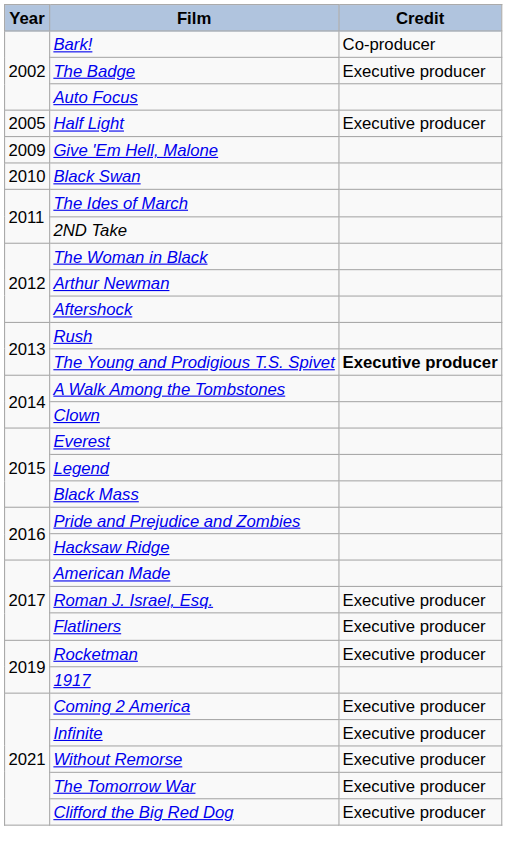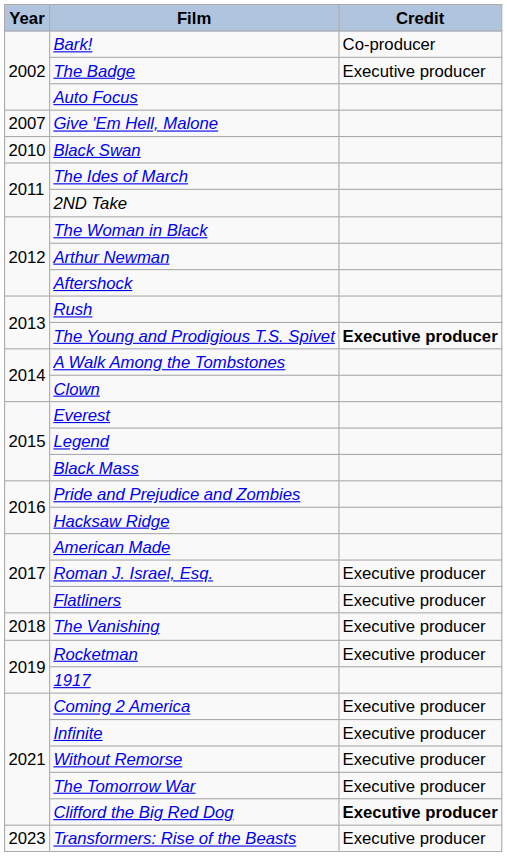- row: (89, 124)
(27, 150) 2009 -> (27, 124) 2007
+ row: (106, 627)
(414, 812) normal -> (420, 812) bold
+ row: (175, 839)
